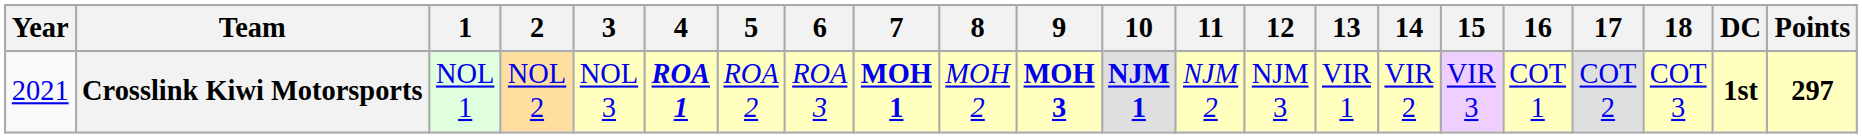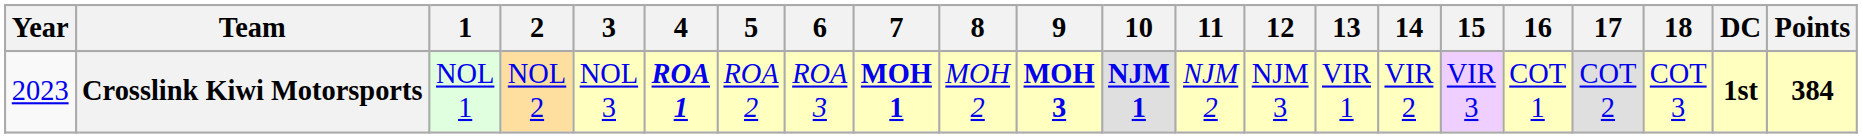(40, 91) 2021 -> (40, 91) 2023
(1812, 91) 297 -> (1812, 91) 384
